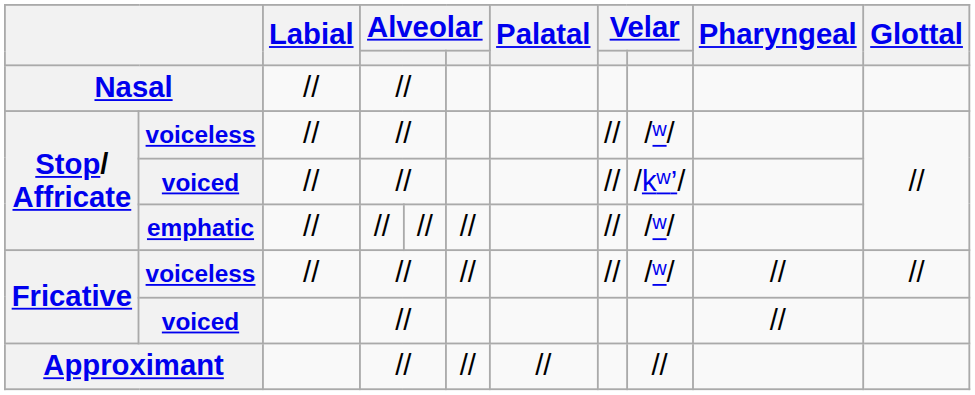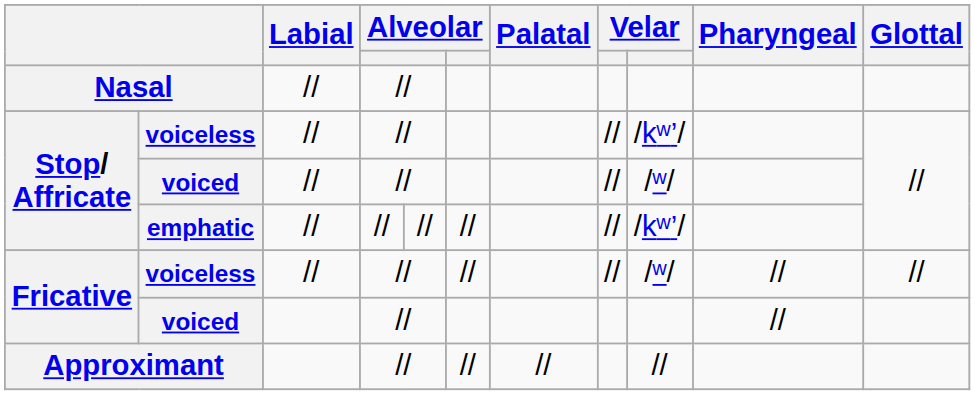(660, 134) /ʷ/ -> (660, 134) /kʷ’/
(660, 180) /kʷ’/ -> (660, 180) /ʷ/
(660, 226) /ʷ/ -> (660, 226) /kʷ’/
